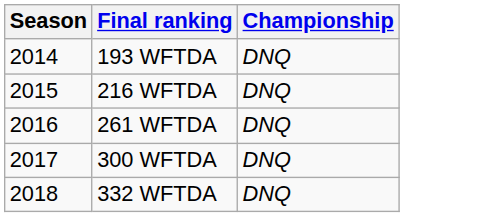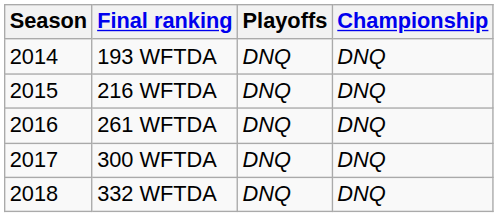+ column: (285, 21)
